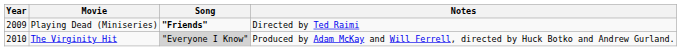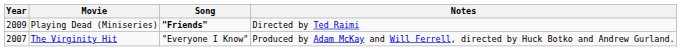(17, 39) 2010 -> (17, 39) 2007
(205, 39) lightgrey background -> (205, 39) no background
